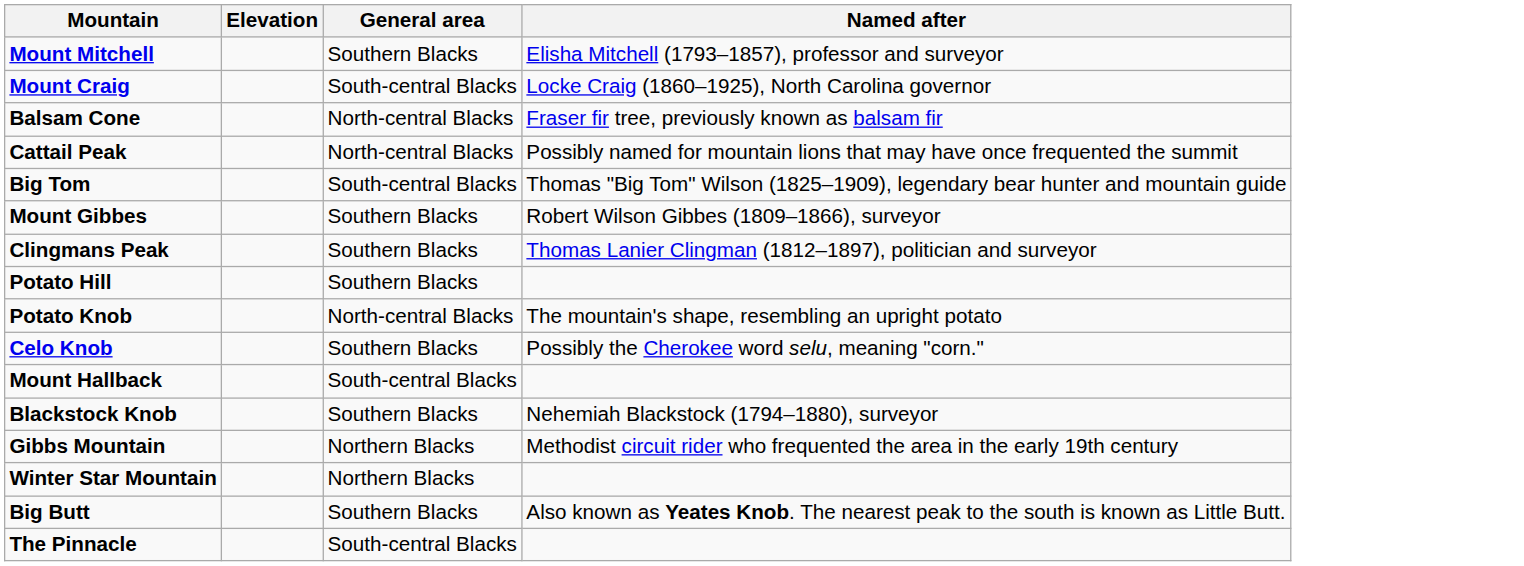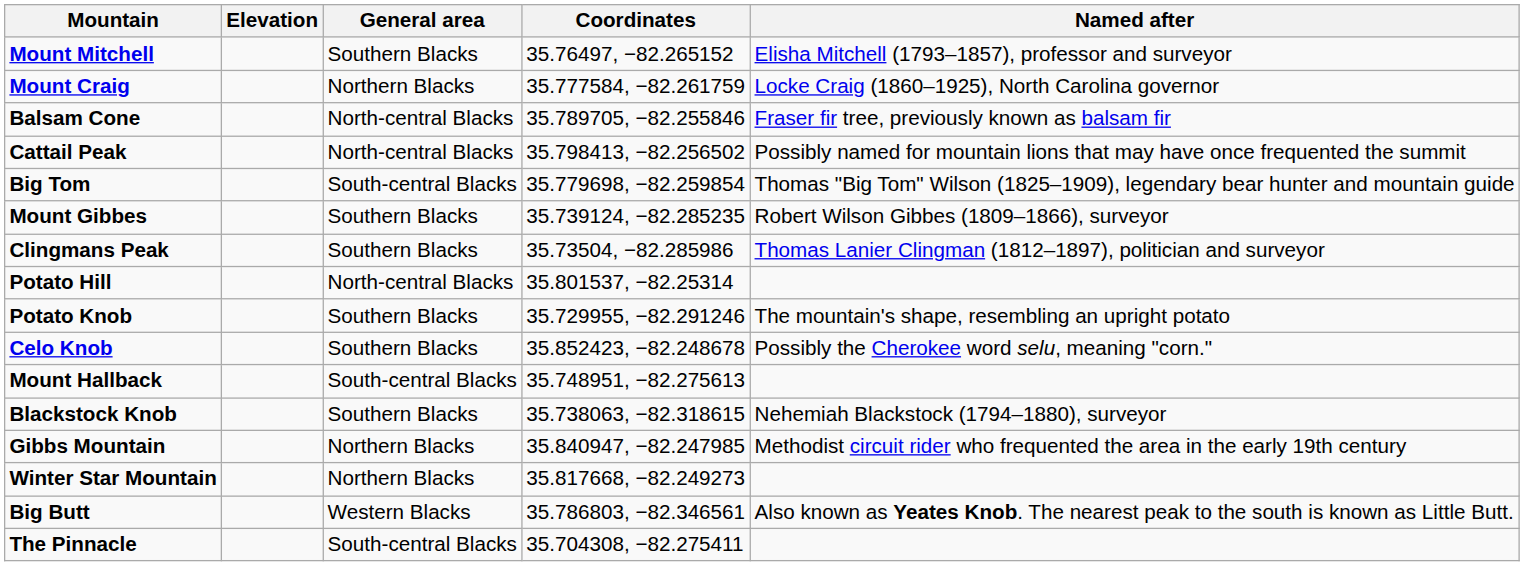+ column: (636, 20)
(422, 86) South-central Blacks -> (401, 86) Northern Blacks
(403, 282) Southern Blacks -> (420, 282) North-central Blacks
(420, 315) North-central Blacks -> (403, 315) Southern Blacks
(403, 511) Southern Blacks -> (399, 511) Western Blacks
